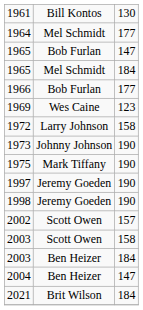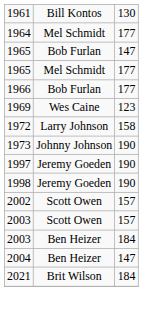(127, 70) 184 -> (127, 70) 177
- row: (19, 164)
(127, 239) 158 -> (127, 220) 157
